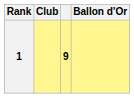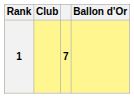(66, 56) 9 -> (66, 56) 7
